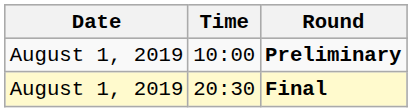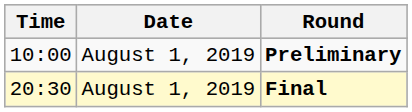columns swapped: (97, 22) <-> (224, 22)
